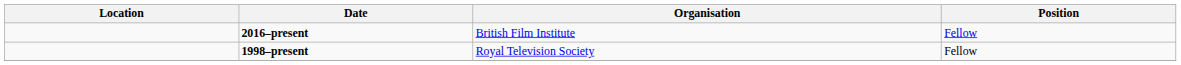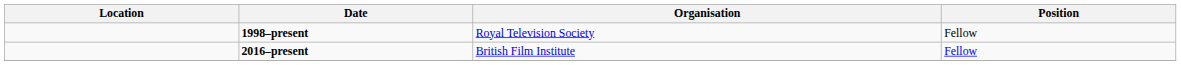rows swapped: (275, 51) <-> (275, 32)
